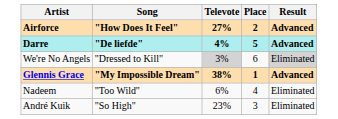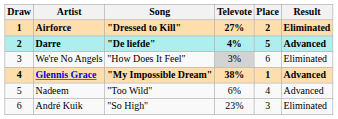+ column: (19, 12)
(137, 28) "How Does It Feel" -> (144, 28) "Dressed to Kill"
(292, 28) Advanced -> (307, 28) Eliminated
(129, 59) "Dressed to Kill" -> (146, 59) "How Does It Feel"
(293, 59) lightgrey background -> (305, 59) no background
(293, 91) Eliminated -> (304, 91) Advanced
